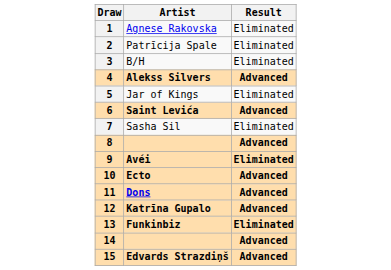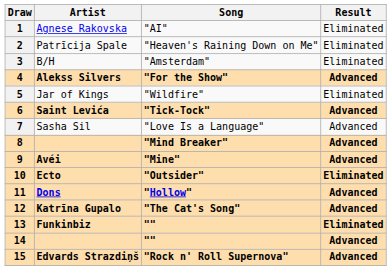+ column: (231, 13)
(264, 127) Eliminated -> (353, 127) Advanced
(264, 159) Eliminated -> (353, 159) Advanced
(264, 176) Advanced -> (353, 176) Eliminated
